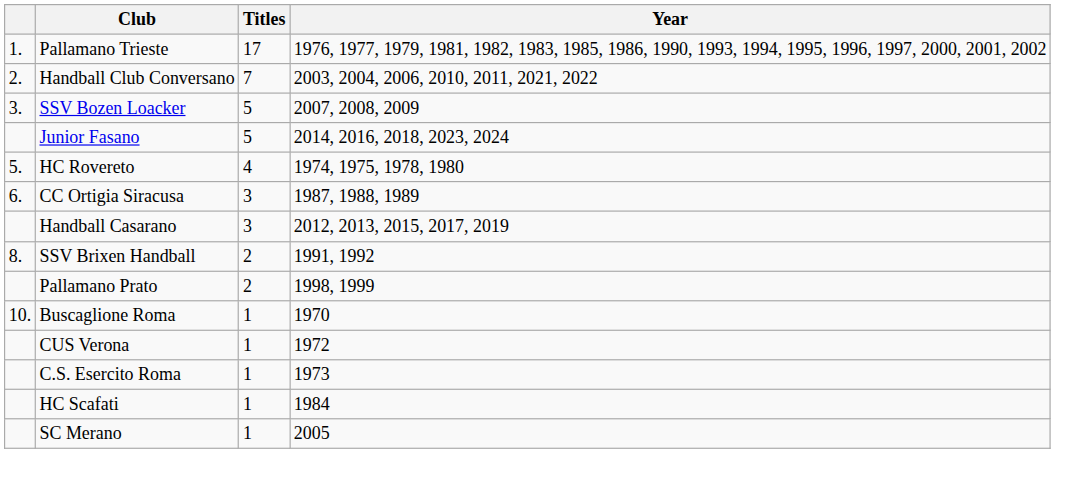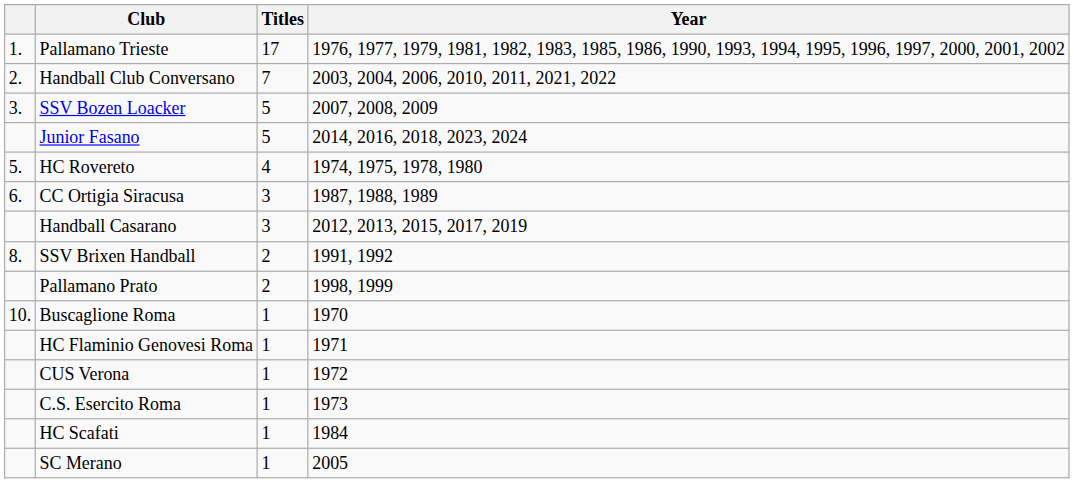+ row: (146, 344)
